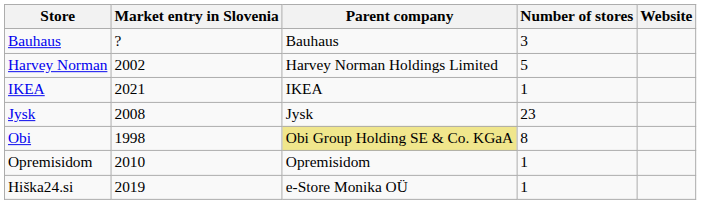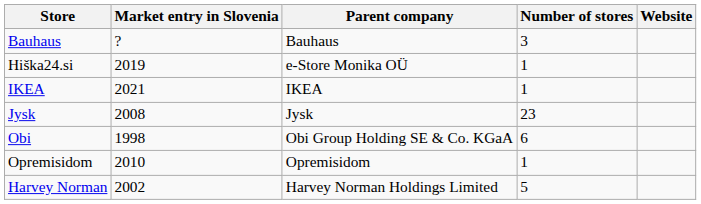rows swapped: (58, 65) <-> (41, 187)
(400, 138) khaki background -> (400, 138) no background
(524, 138) 8 -> (524, 138) 6
